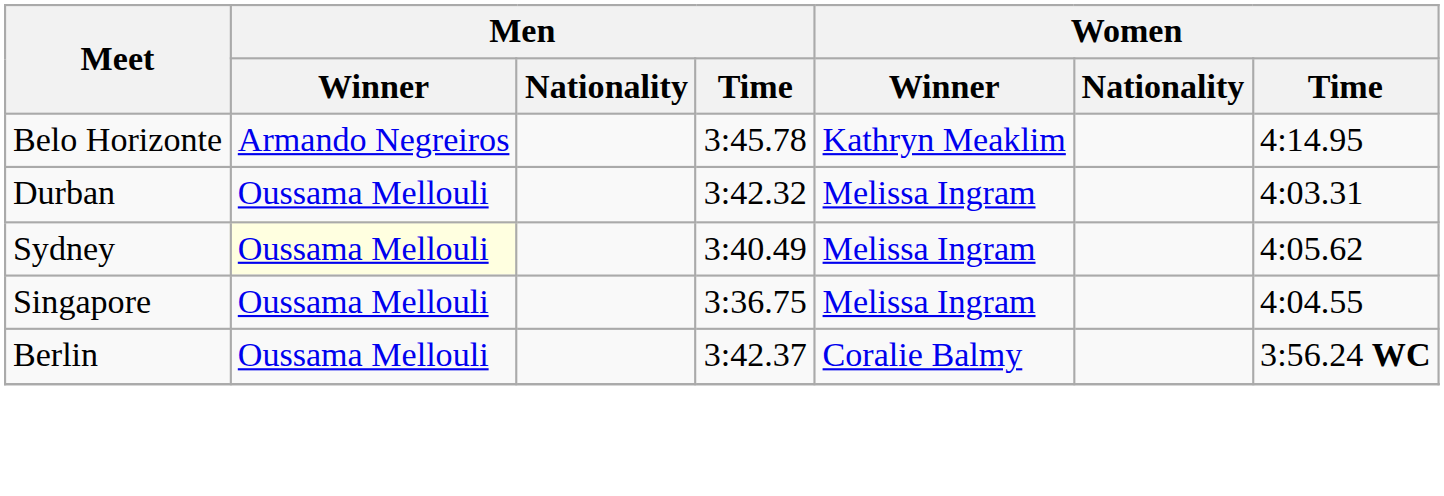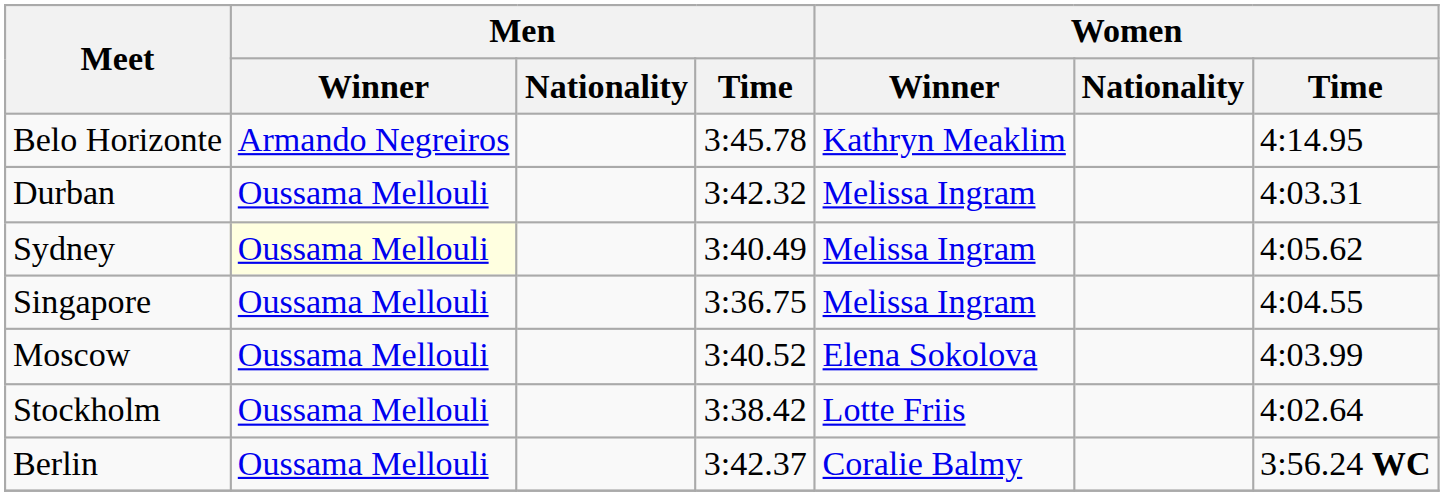+ row: (72, 355)
+ row: (87, 409)
